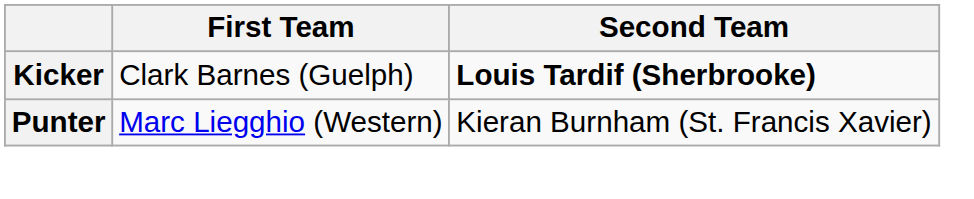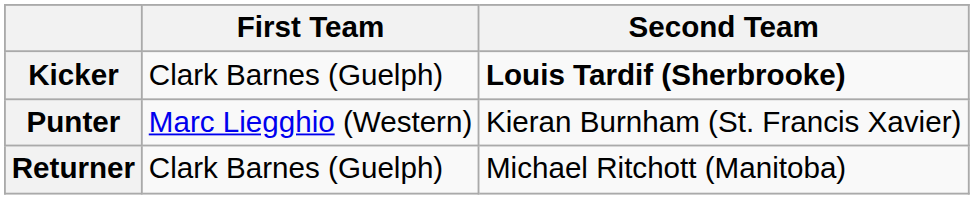+ row: (73, 168)
